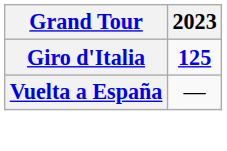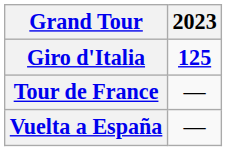+ row: (86, 92)
